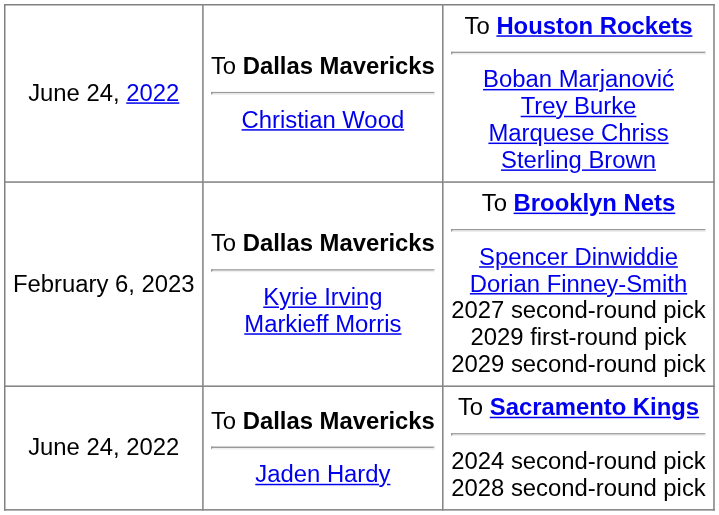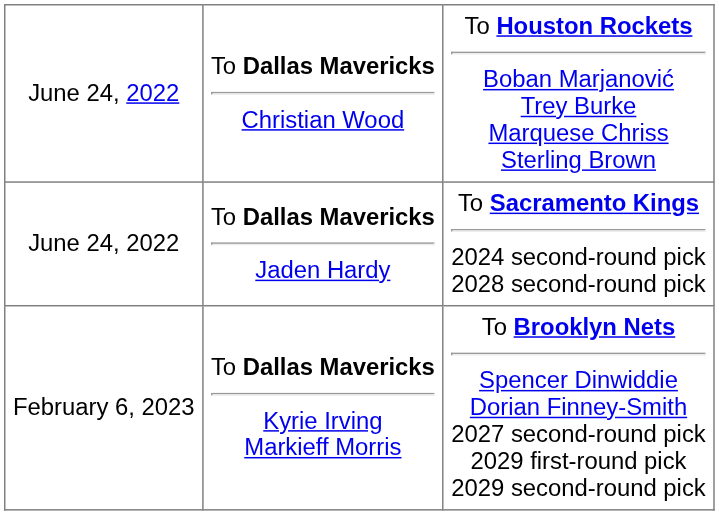rows swapped: (104, 447) <-> (104, 283)
